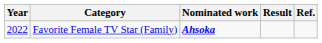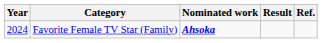(17, 29) 2022 -> (17, 29) 2024
